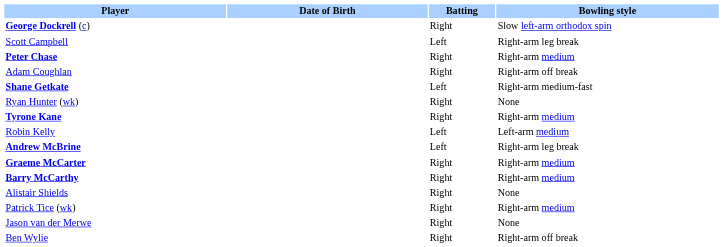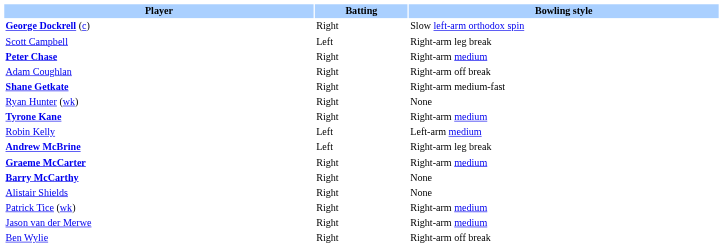- column: (327, 11)
(438, 86) Left -> (327, 86) Right
(536, 177) Right-arm medium -> (421, 177) None
(509, 223) None -> (449, 223) Right-arm medium
